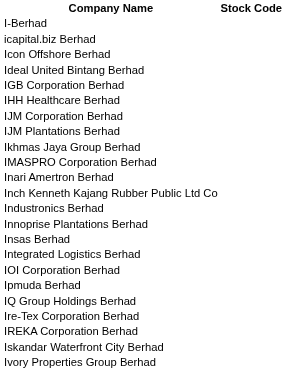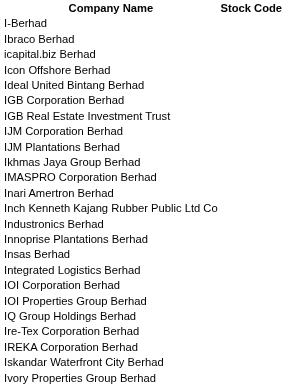+ row: (39, 39)
+ row: (87, 116)
- row: (62, 100)
+ row: (75, 301)
- row: (42, 285)
